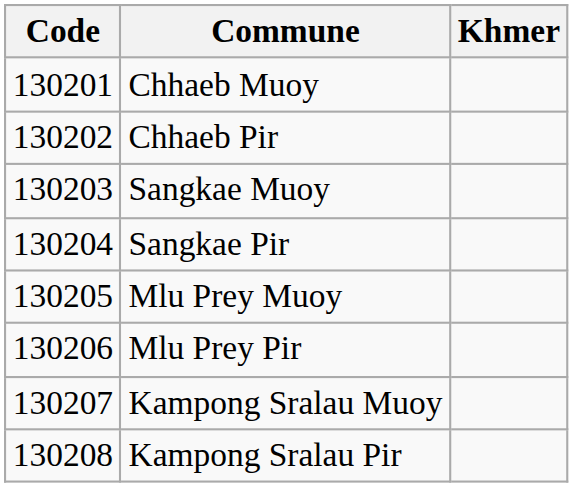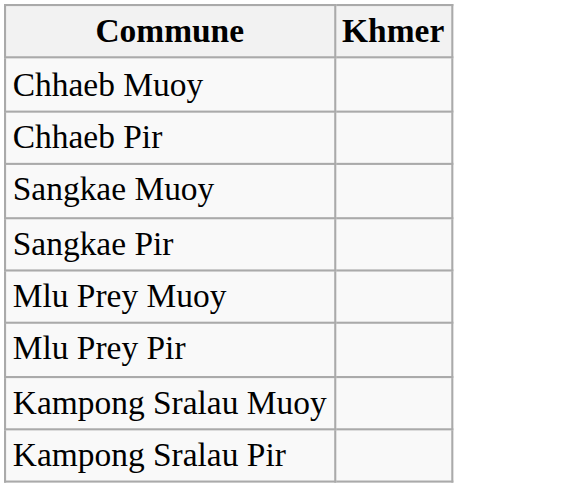- column: (63, 31)
